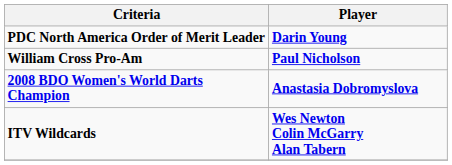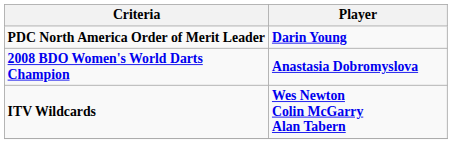- row: (75, 59)
